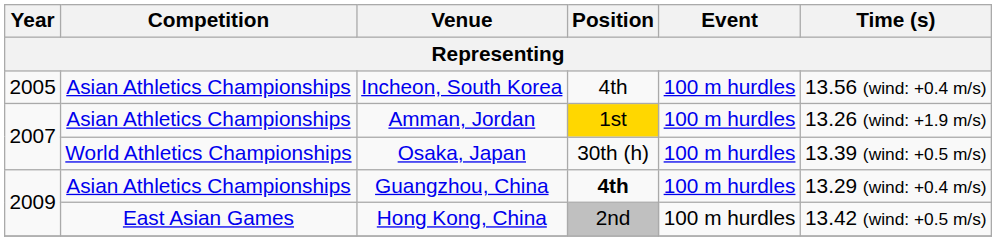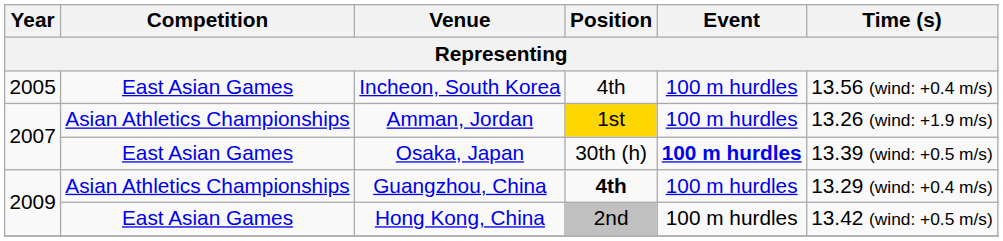(208, 86) Asian Athletics Championships -> (208, 86) East Asian Games
(208, 152) World Athletics Championships -> (208, 152) East Asian Games
(730, 152) normal -> (732, 152) bold
